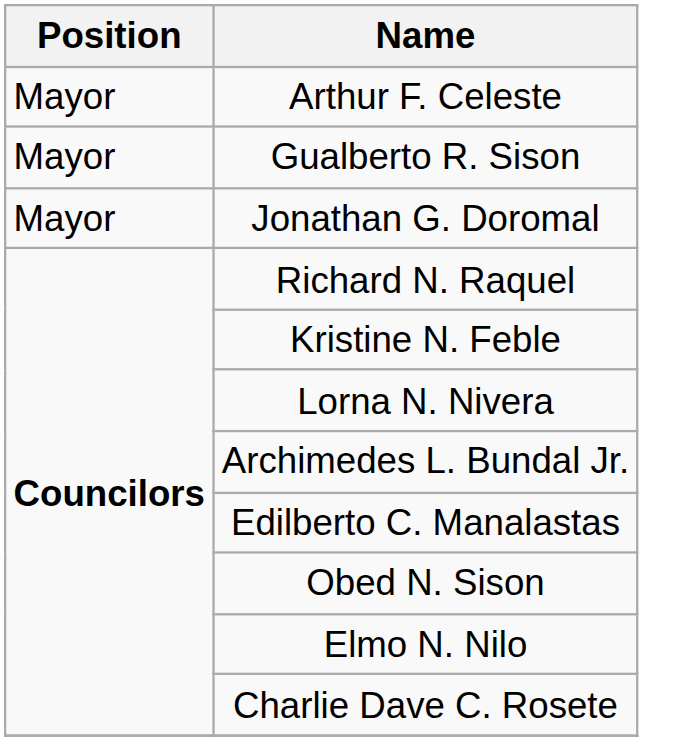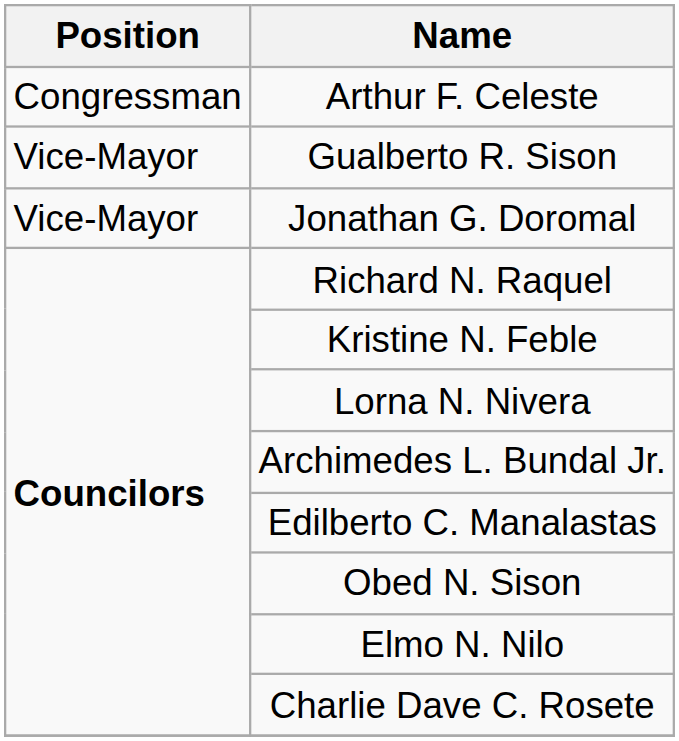(64, 96) Mayor -> (128, 96) Congressman
(64, 157) Mayor -> (106, 157) Vice-Mayor
(64, 218) Mayor -> (106, 218) Vice-Mayor
